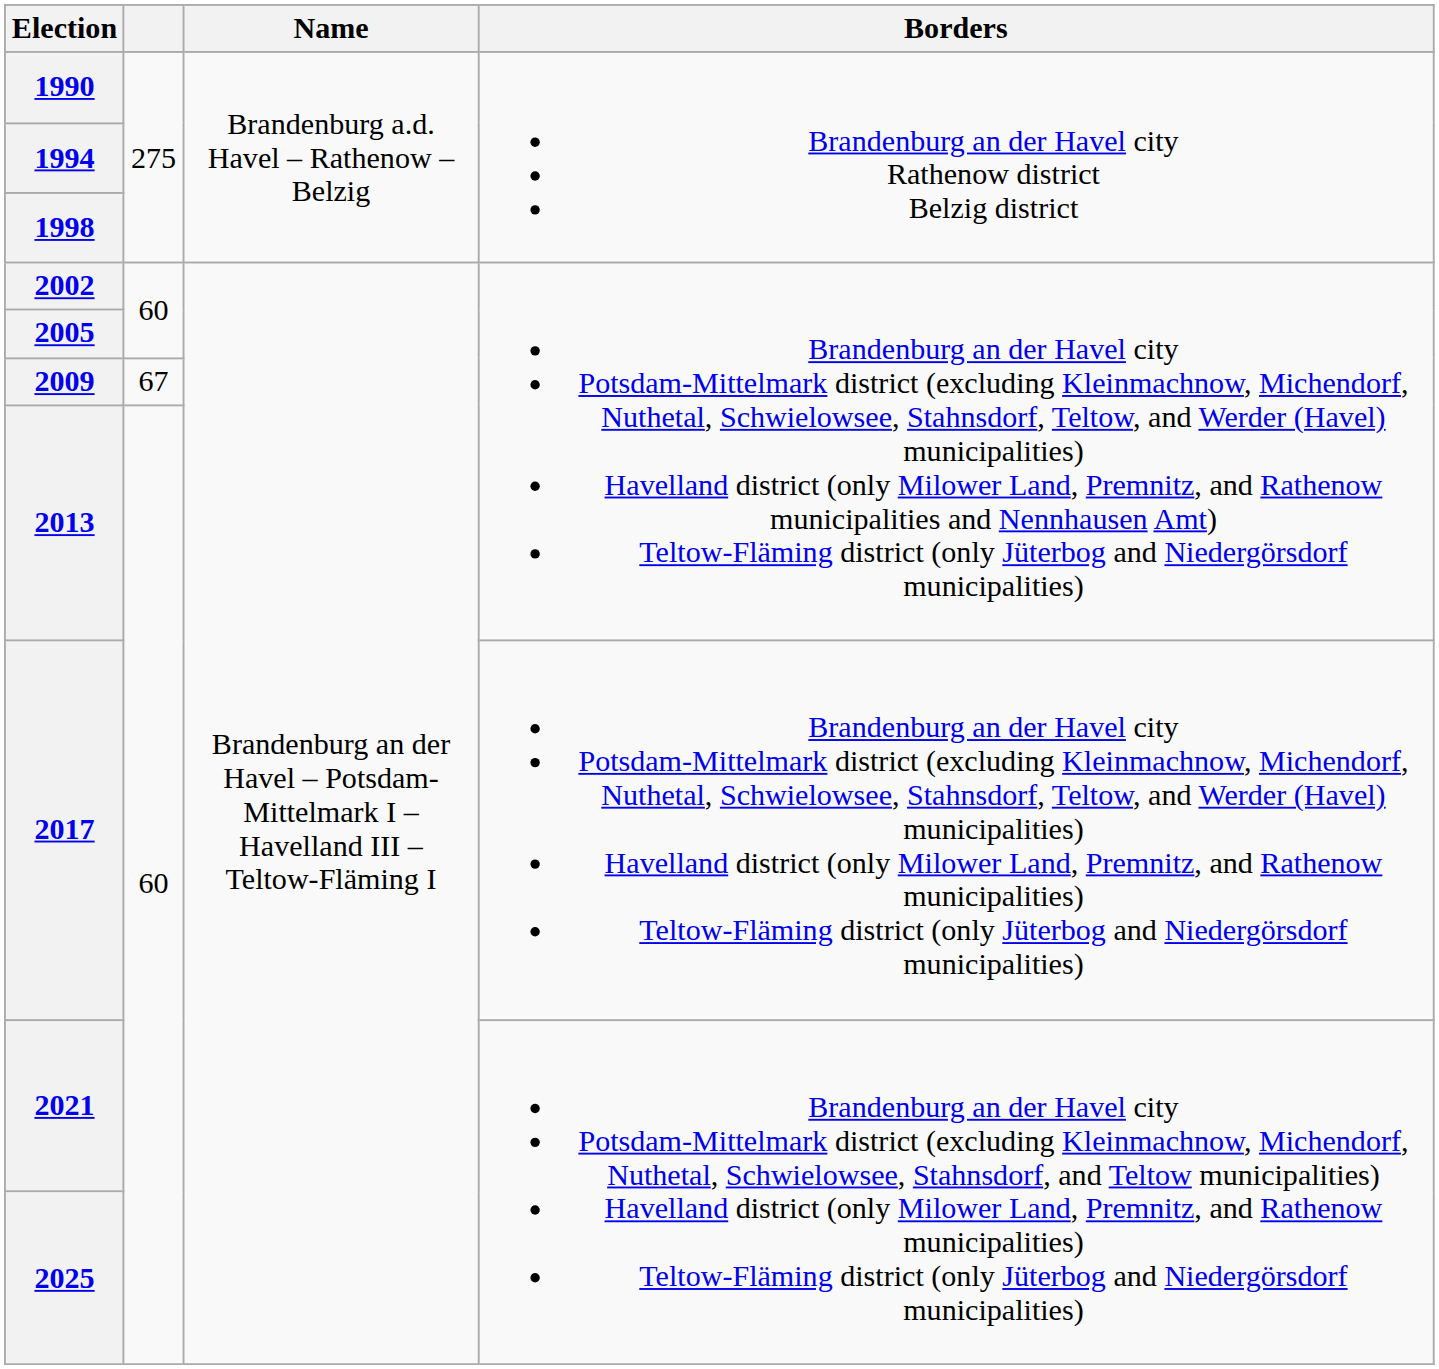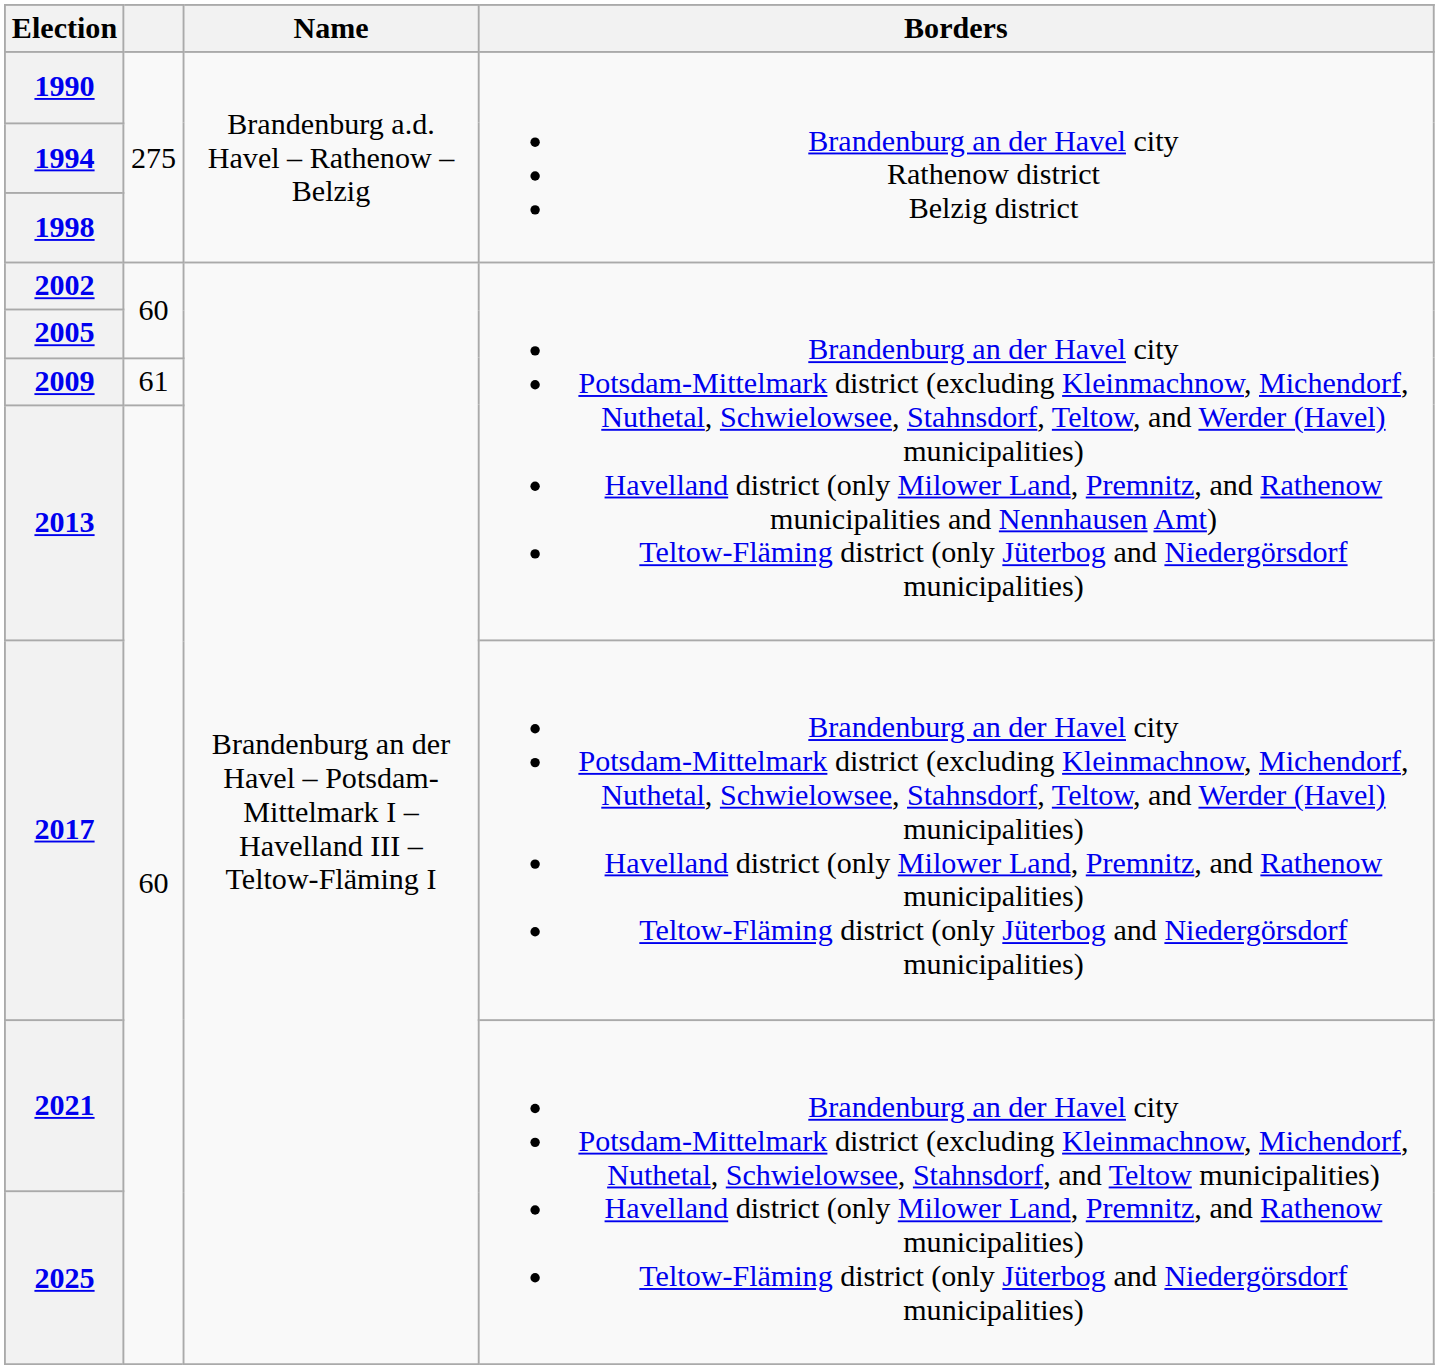(154, 380) 67 -> (154, 380) 61
